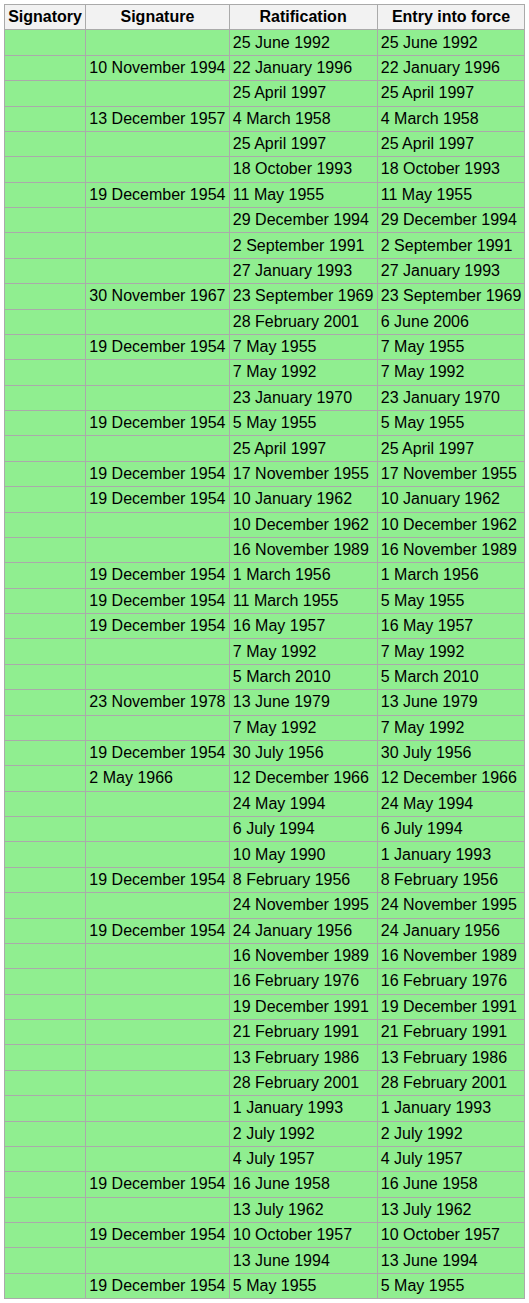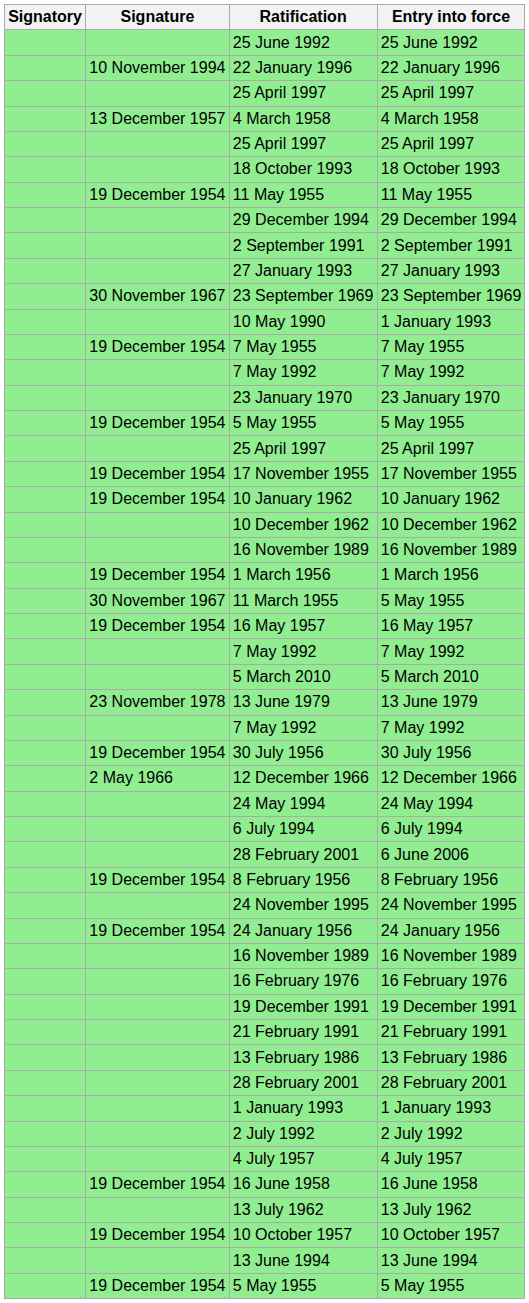rows swapped: (279, 854) <-> (296, 321)
(157, 600) 19 December 1954 -> (157, 600) 30 November 1967
